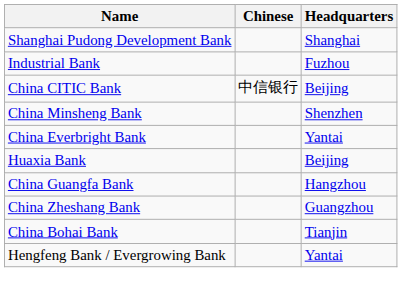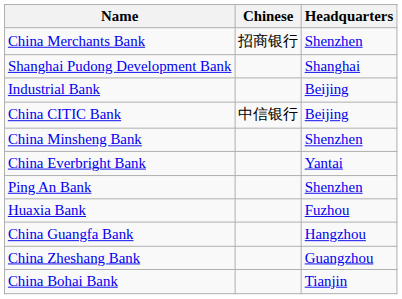+ row: (76, 41)
(327, 63) Fuzhou -> (327, 89) Beijing
+ row: (50, 187)
(327, 160) Beijing -> (327, 210) Fuzhou
- row: (117, 255)
